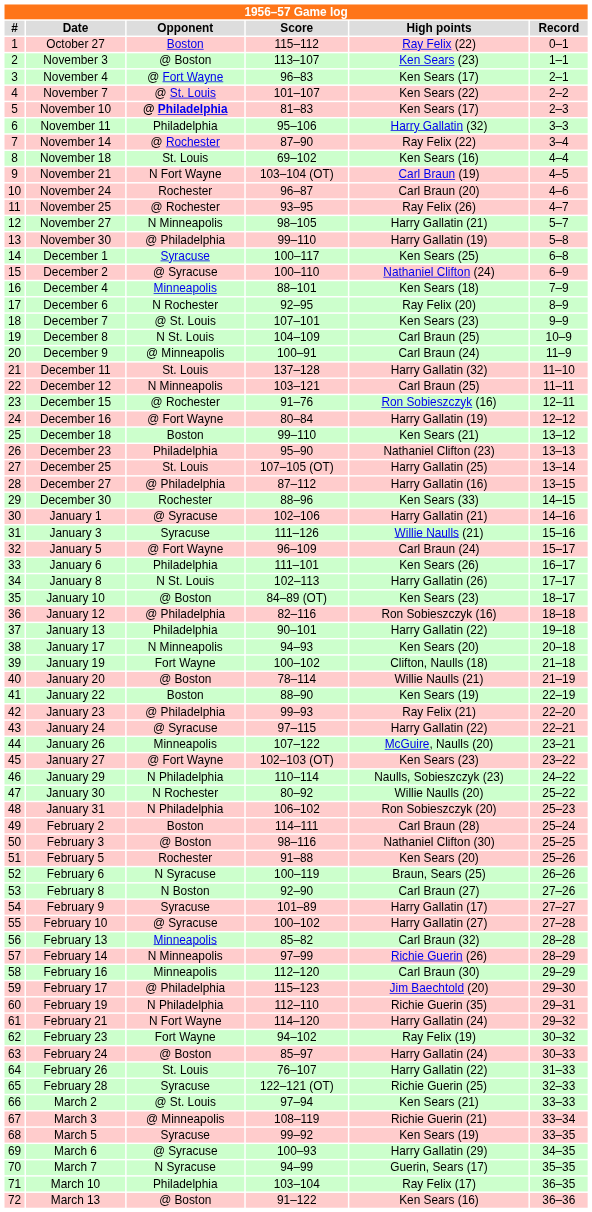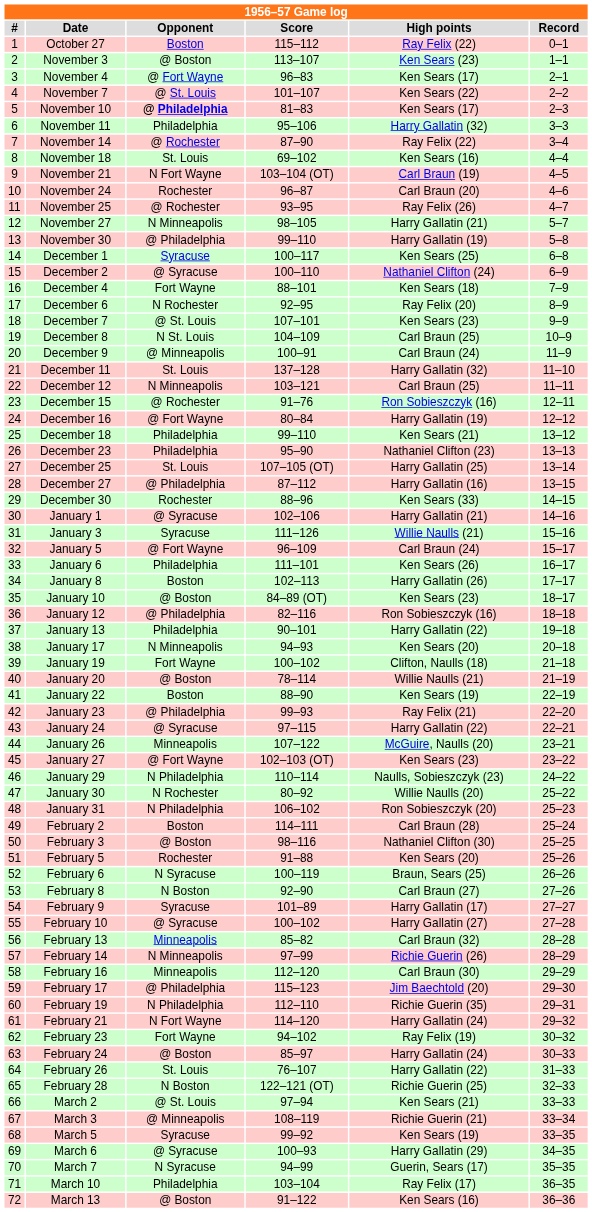(185, 288) Minneapolis -> (185, 288) Fort Wayne
(185, 435) Boston -> (185, 435) Philadelphia
(185, 581) N St. Louis -> (185, 581) Boston
(185, 1086) Syracuse -> (185, 1086) N Boston
